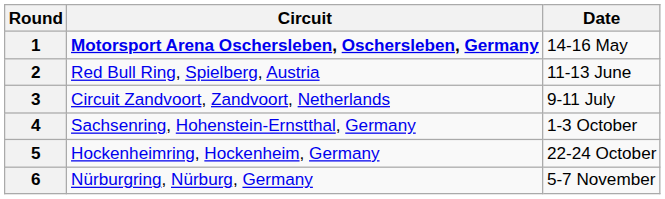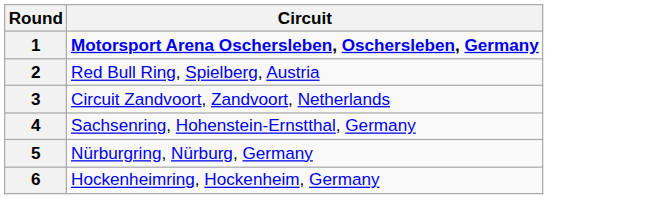- column: (602, 18)
(225, 153) Hockenheimring, Hockenheim, Germany -> (192, 153) Nürburgring, Nürburg, Germany
(192, 180) Nürburgring, Nürburg, Germany -> (225, 180) Hockenheimring, Hockenheim, Germany
